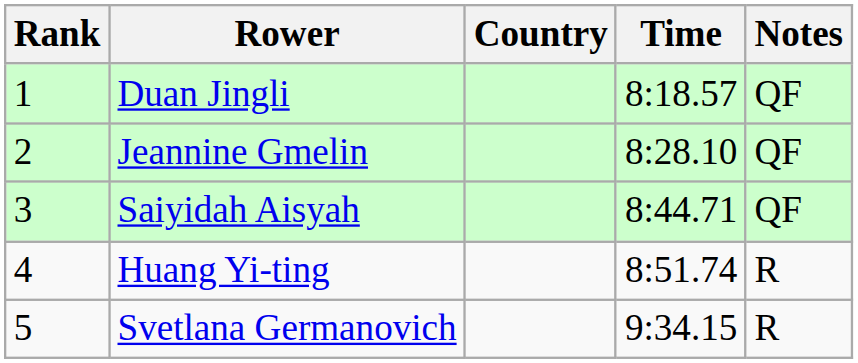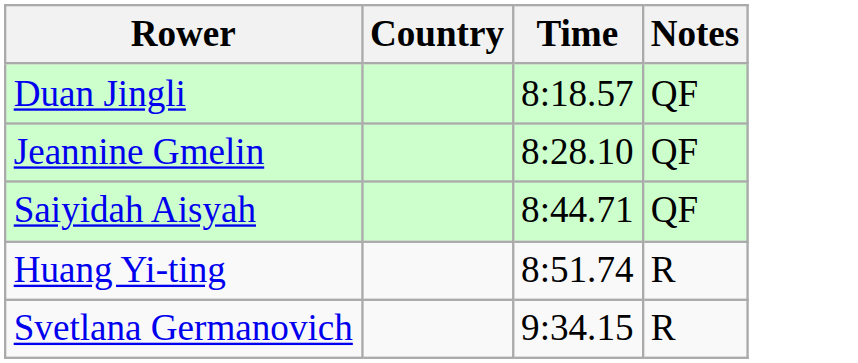- column: (57, 33)
